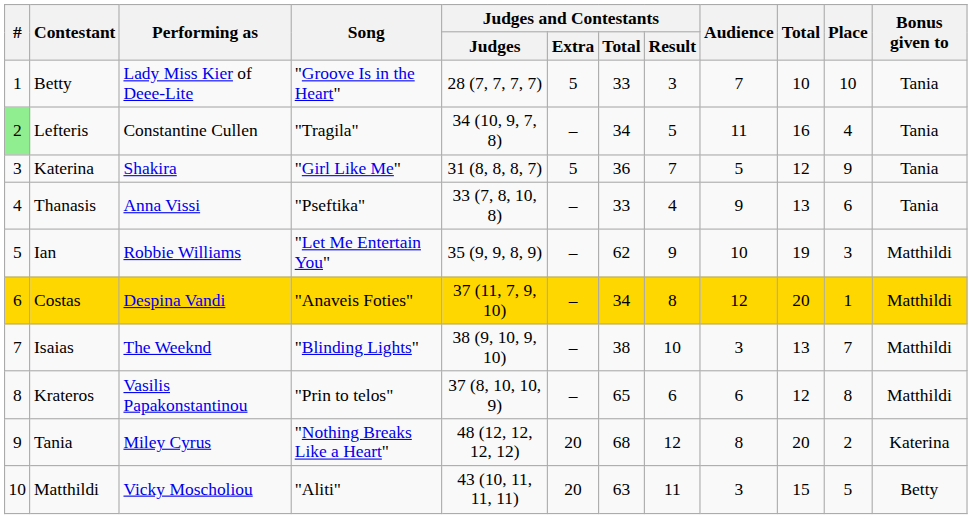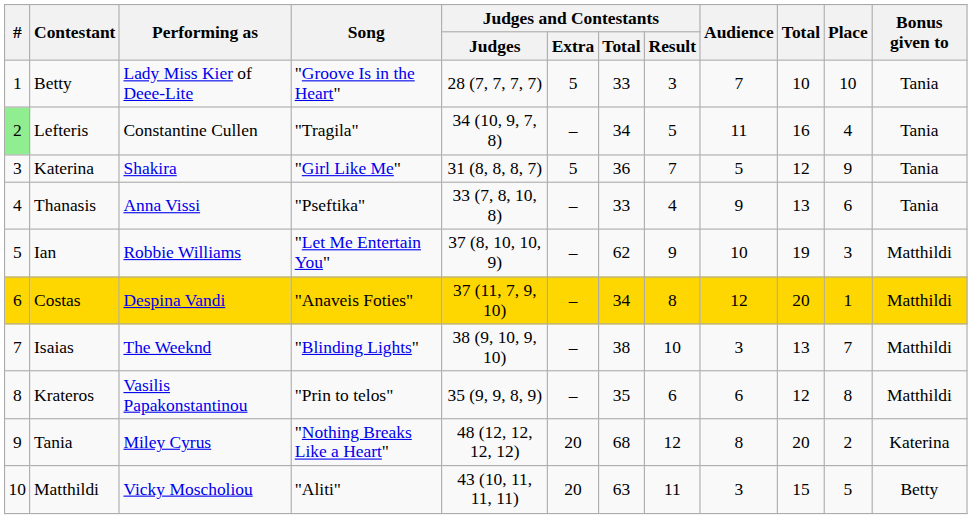(495, 252) 35 (9, 9, 8, 9) -> (495, 252) 37 (8, 10, 10, 9)
(495, 394) 37 (8, 10, 10, 9) -> (495, 394) 35 (9, 9, 8, 9)
(621, 394) 65 -> (621, 394) 35
